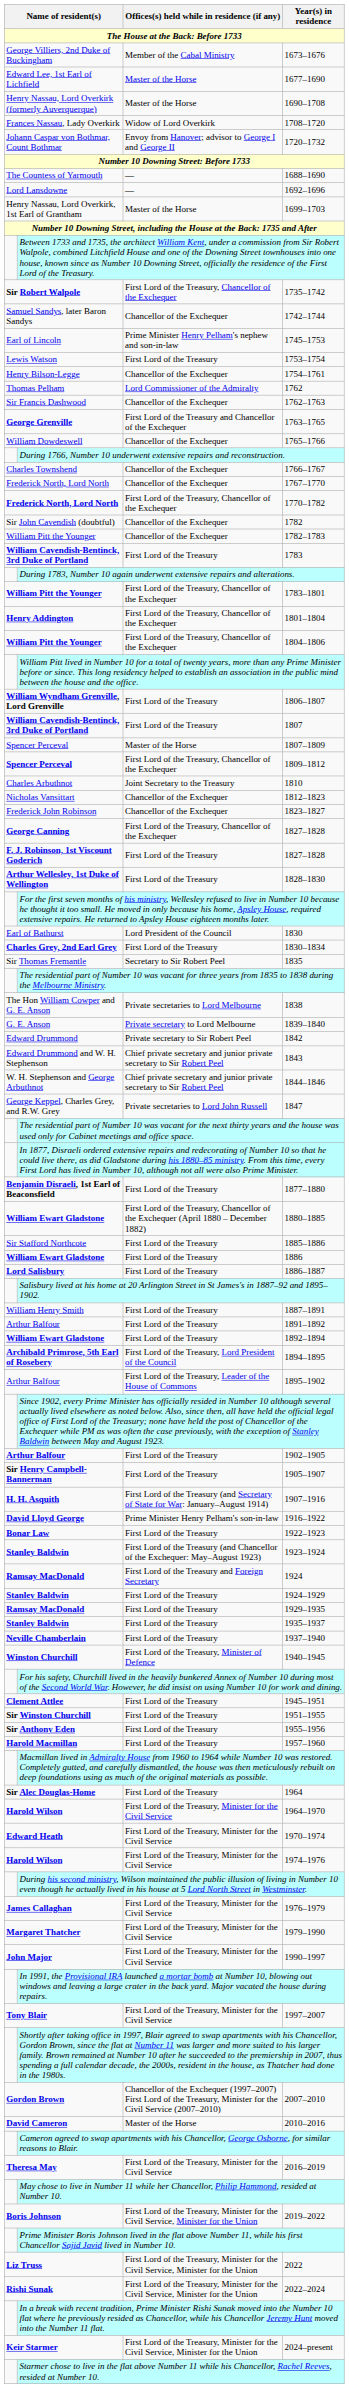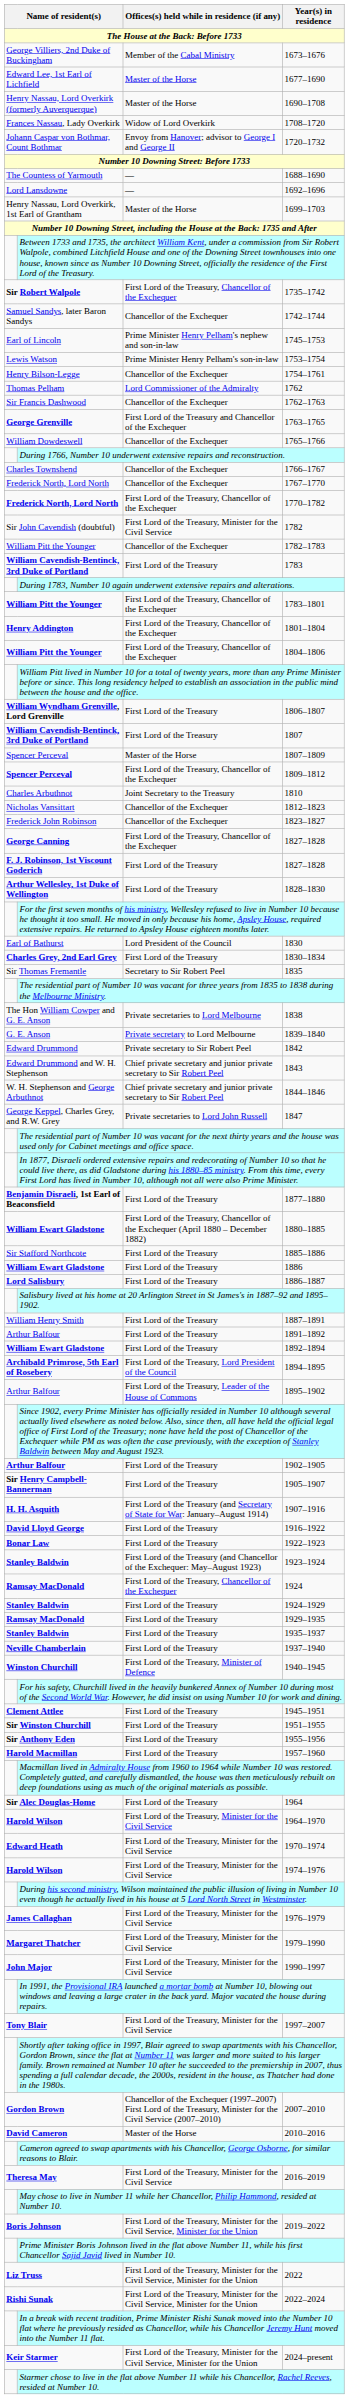(171, 359) First Lord of the Treasury -> (202, 359) Prime Minister Henry Pelham's son-in-law
(176, 522) Chancellor of the Exchequer -> (201, 527) First Lord of the Treasury, Minister for the Civil Service
(202, 1518) Prime Minister Henry Pelham's son-in-law -> (171, 1528) First Lord of the Treasury
(194, 1576) First Lord of the Treasury and Foreign Secretary -> (198, 1586) First Lord of the Treasury, Chancellor of the Exchequer
